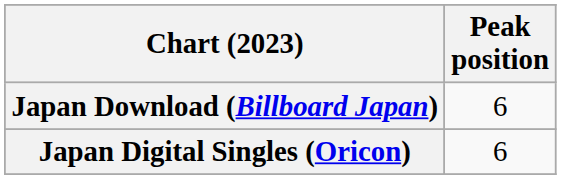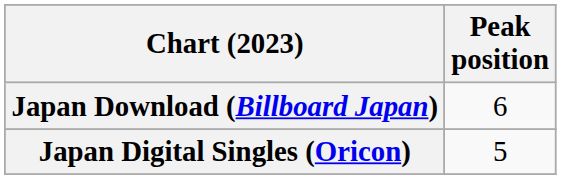(500, 151) 6 -> (500, 151) 5
